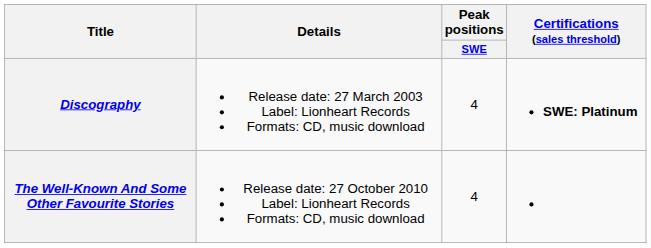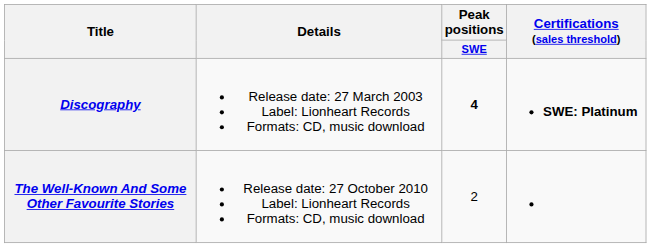(474, 104) normal -> (474, 104) bold
(474, 196) 4 -> (474, 196) 2
